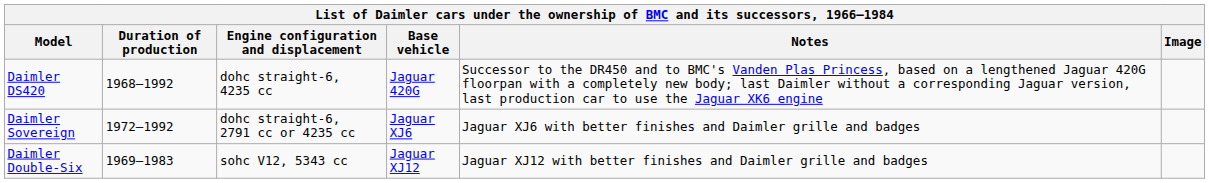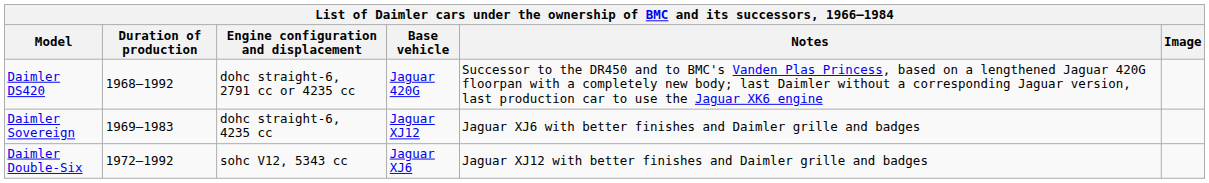(280, 84) dohc straight-6, 4235 cc -> (288, 84) dohc straight-6, 2791 cc or 4235 cc
(140, 126) 1972–1992 -> (140, 126) 1969–1983
(288, 126) dohc straight-6, 2791 cc or 4235 cc -> (280, 126) dohc straight-6, 4235 cc
(412, 126) Jaguar XJ6 -> (412, 126) Jaguar XJ12
(140, 161) 1969–1983 -> (140, 161) 1972–1992
(412, 161) Jaguar XJ12 -> (412, 161) Jaguar XJ6
